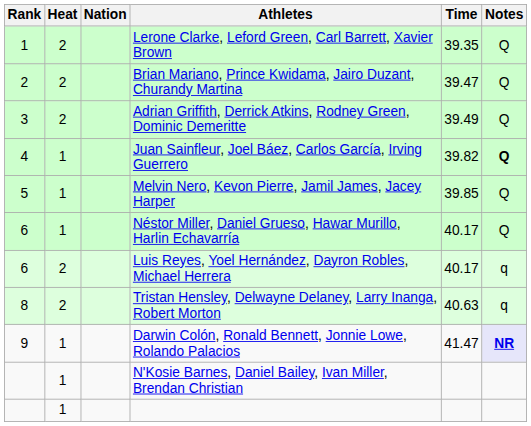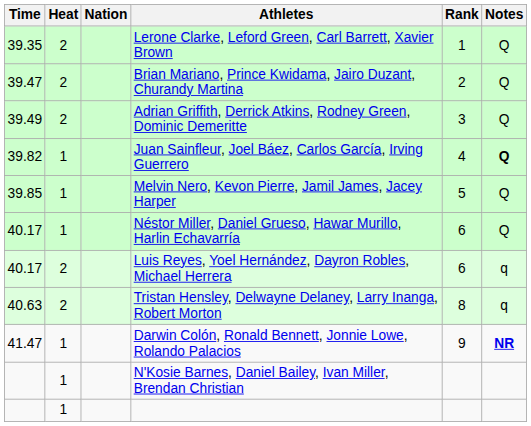columns swapped: (24, 15) <-> (461, 15)
(504, 343) lavender background -> (504, 343) no background
